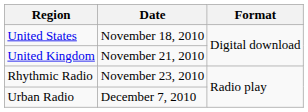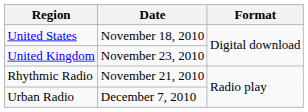(152, 55) November 21, 2010 -> (152, 55) November 23, 2010
(152, 76) November 23, 2010 -> (152, 76) November 21, 2010
